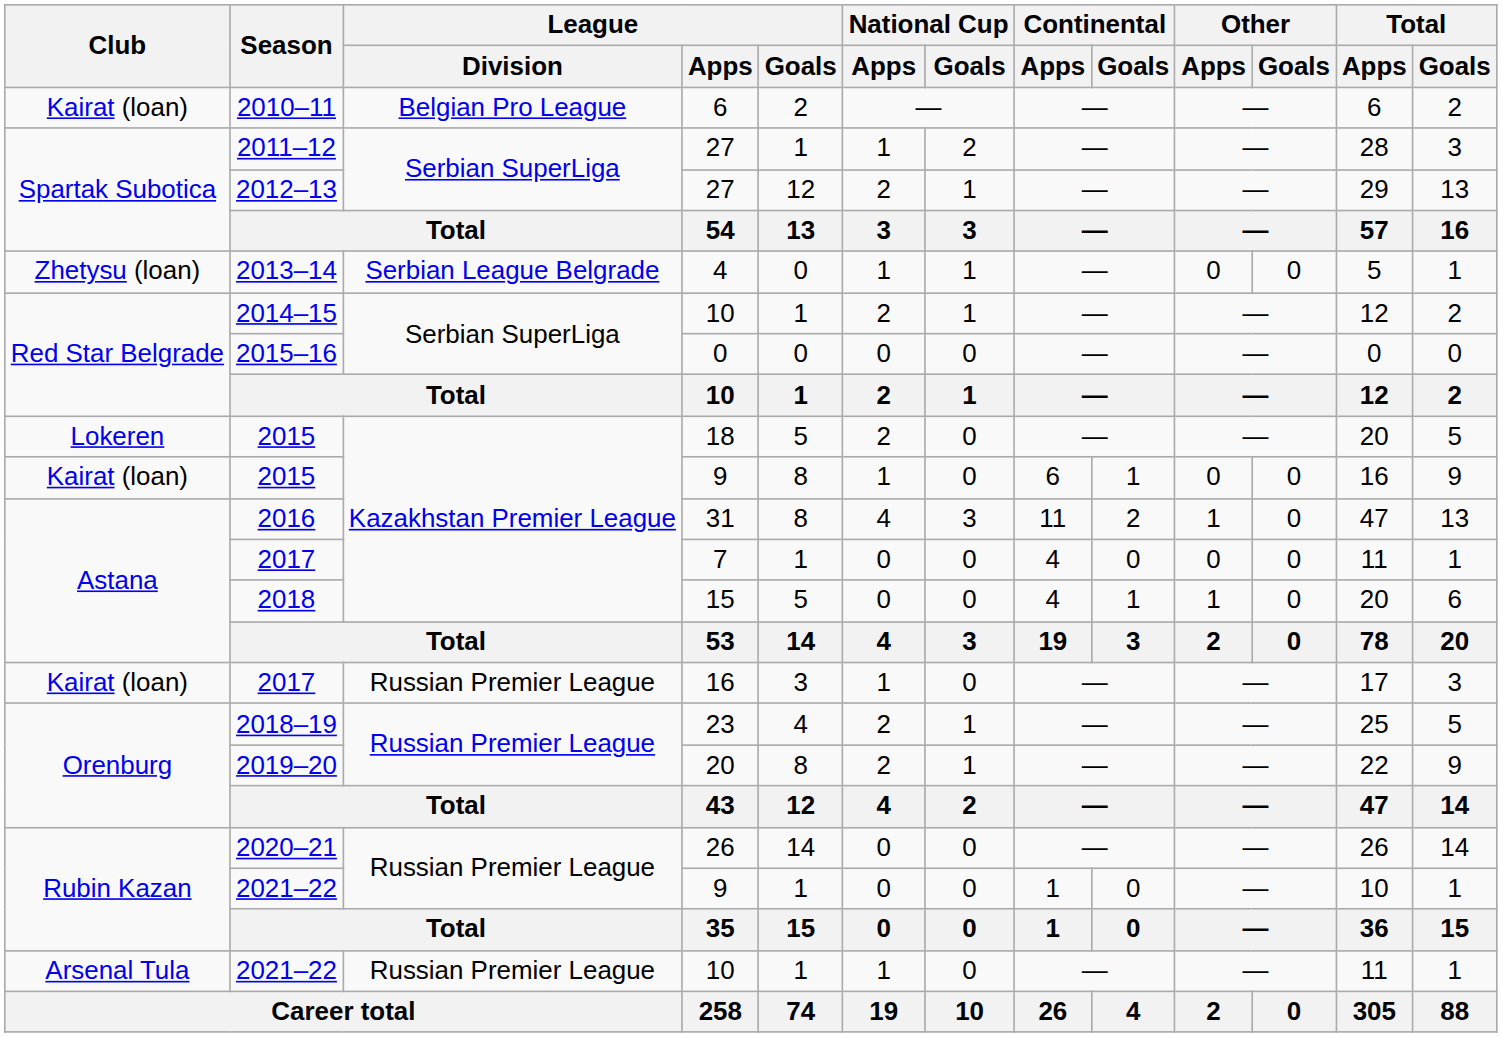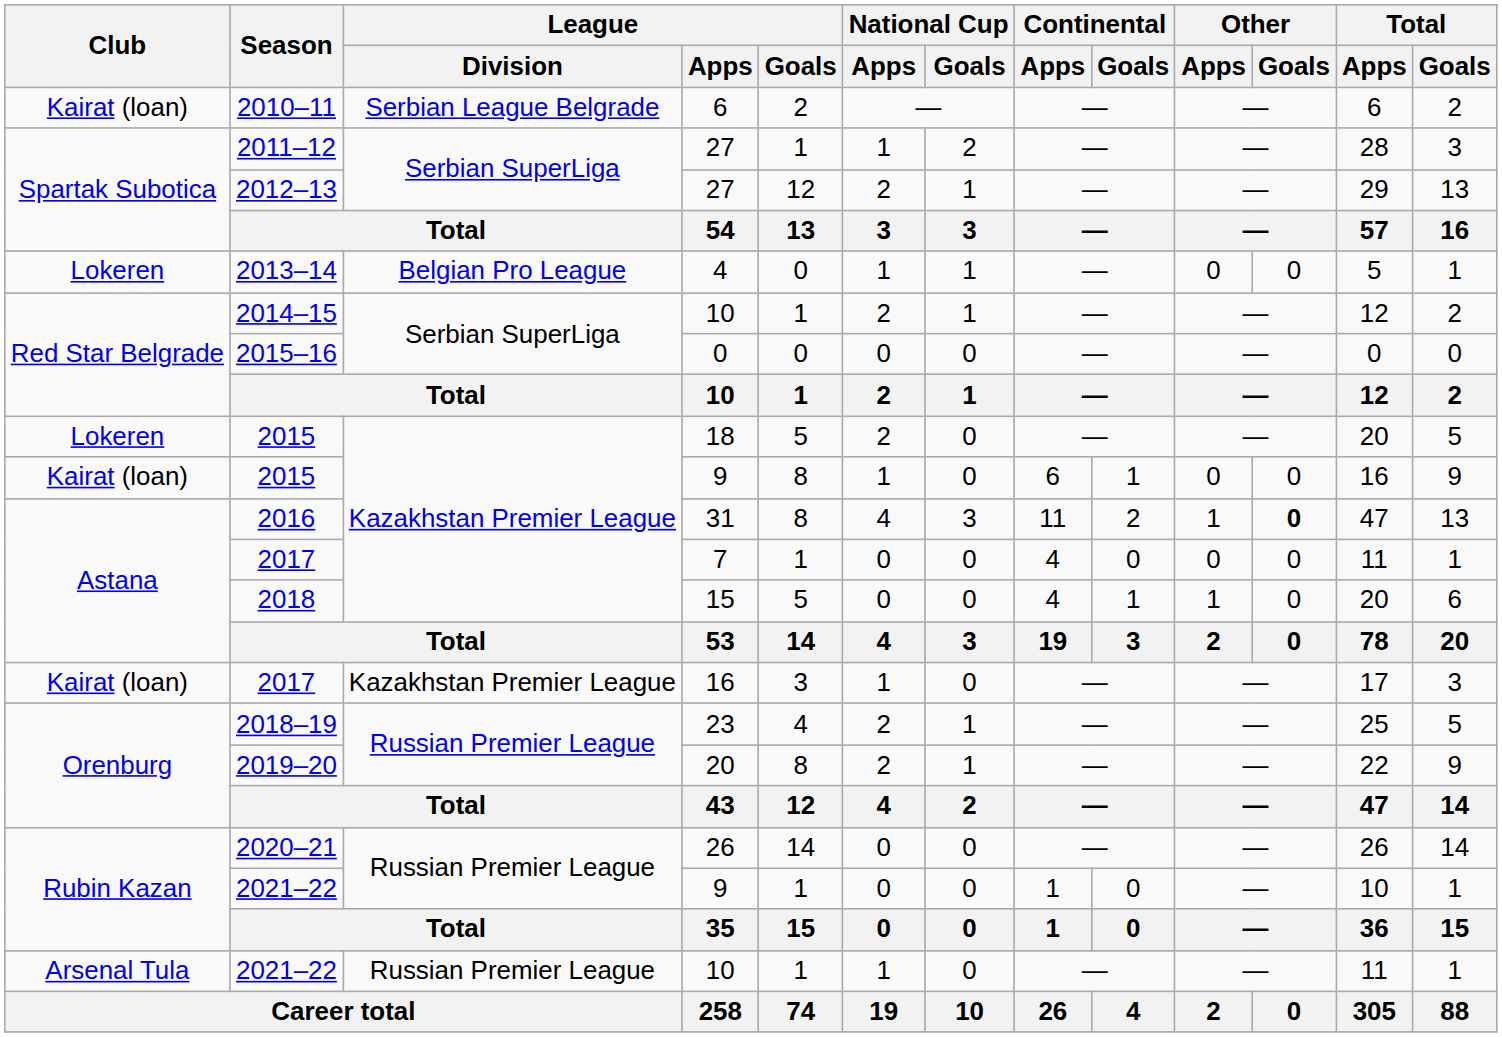(512, 107) Belgian Pro League -> (512, 107) Serbian League Belgrade
(117, 271) Zhetysu (loan) -> (117, 271) Lokeren
(512, 271) Serbian League Belgrade -> (512, 271) Belgian Pro League
(1294, 518) normal -> (1294, 518) bold
(512, 682) Russian Premier League -> (512, 682) Kazakhstan Premier League
